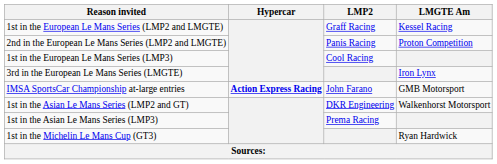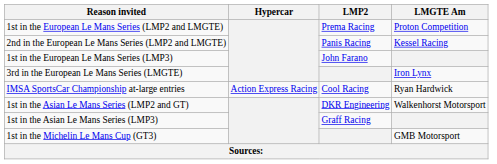(351, 27) Graff Racing -> (348, 27) Prema Racing
(425, 27) Kessel Racing -> (431, 27) Proton Competition
(436, 42) Proton Competition -> (421, 42) Kessel Racing
(350, 58) Cool Racing -> (345, 58) John Farano
(276, 89) bold -> (274, 89) normal
(349, 89) John Farano -> (345, 89) Cool Racing
(431, 89) GMB Motorsport -> (423, 89) Ryan Hardwick
(353, 120) Prema Racing -> (346, 120) Graff Racing
(428, 135) Ryan Hardwick -> (427, 135) GMB Motorsport
